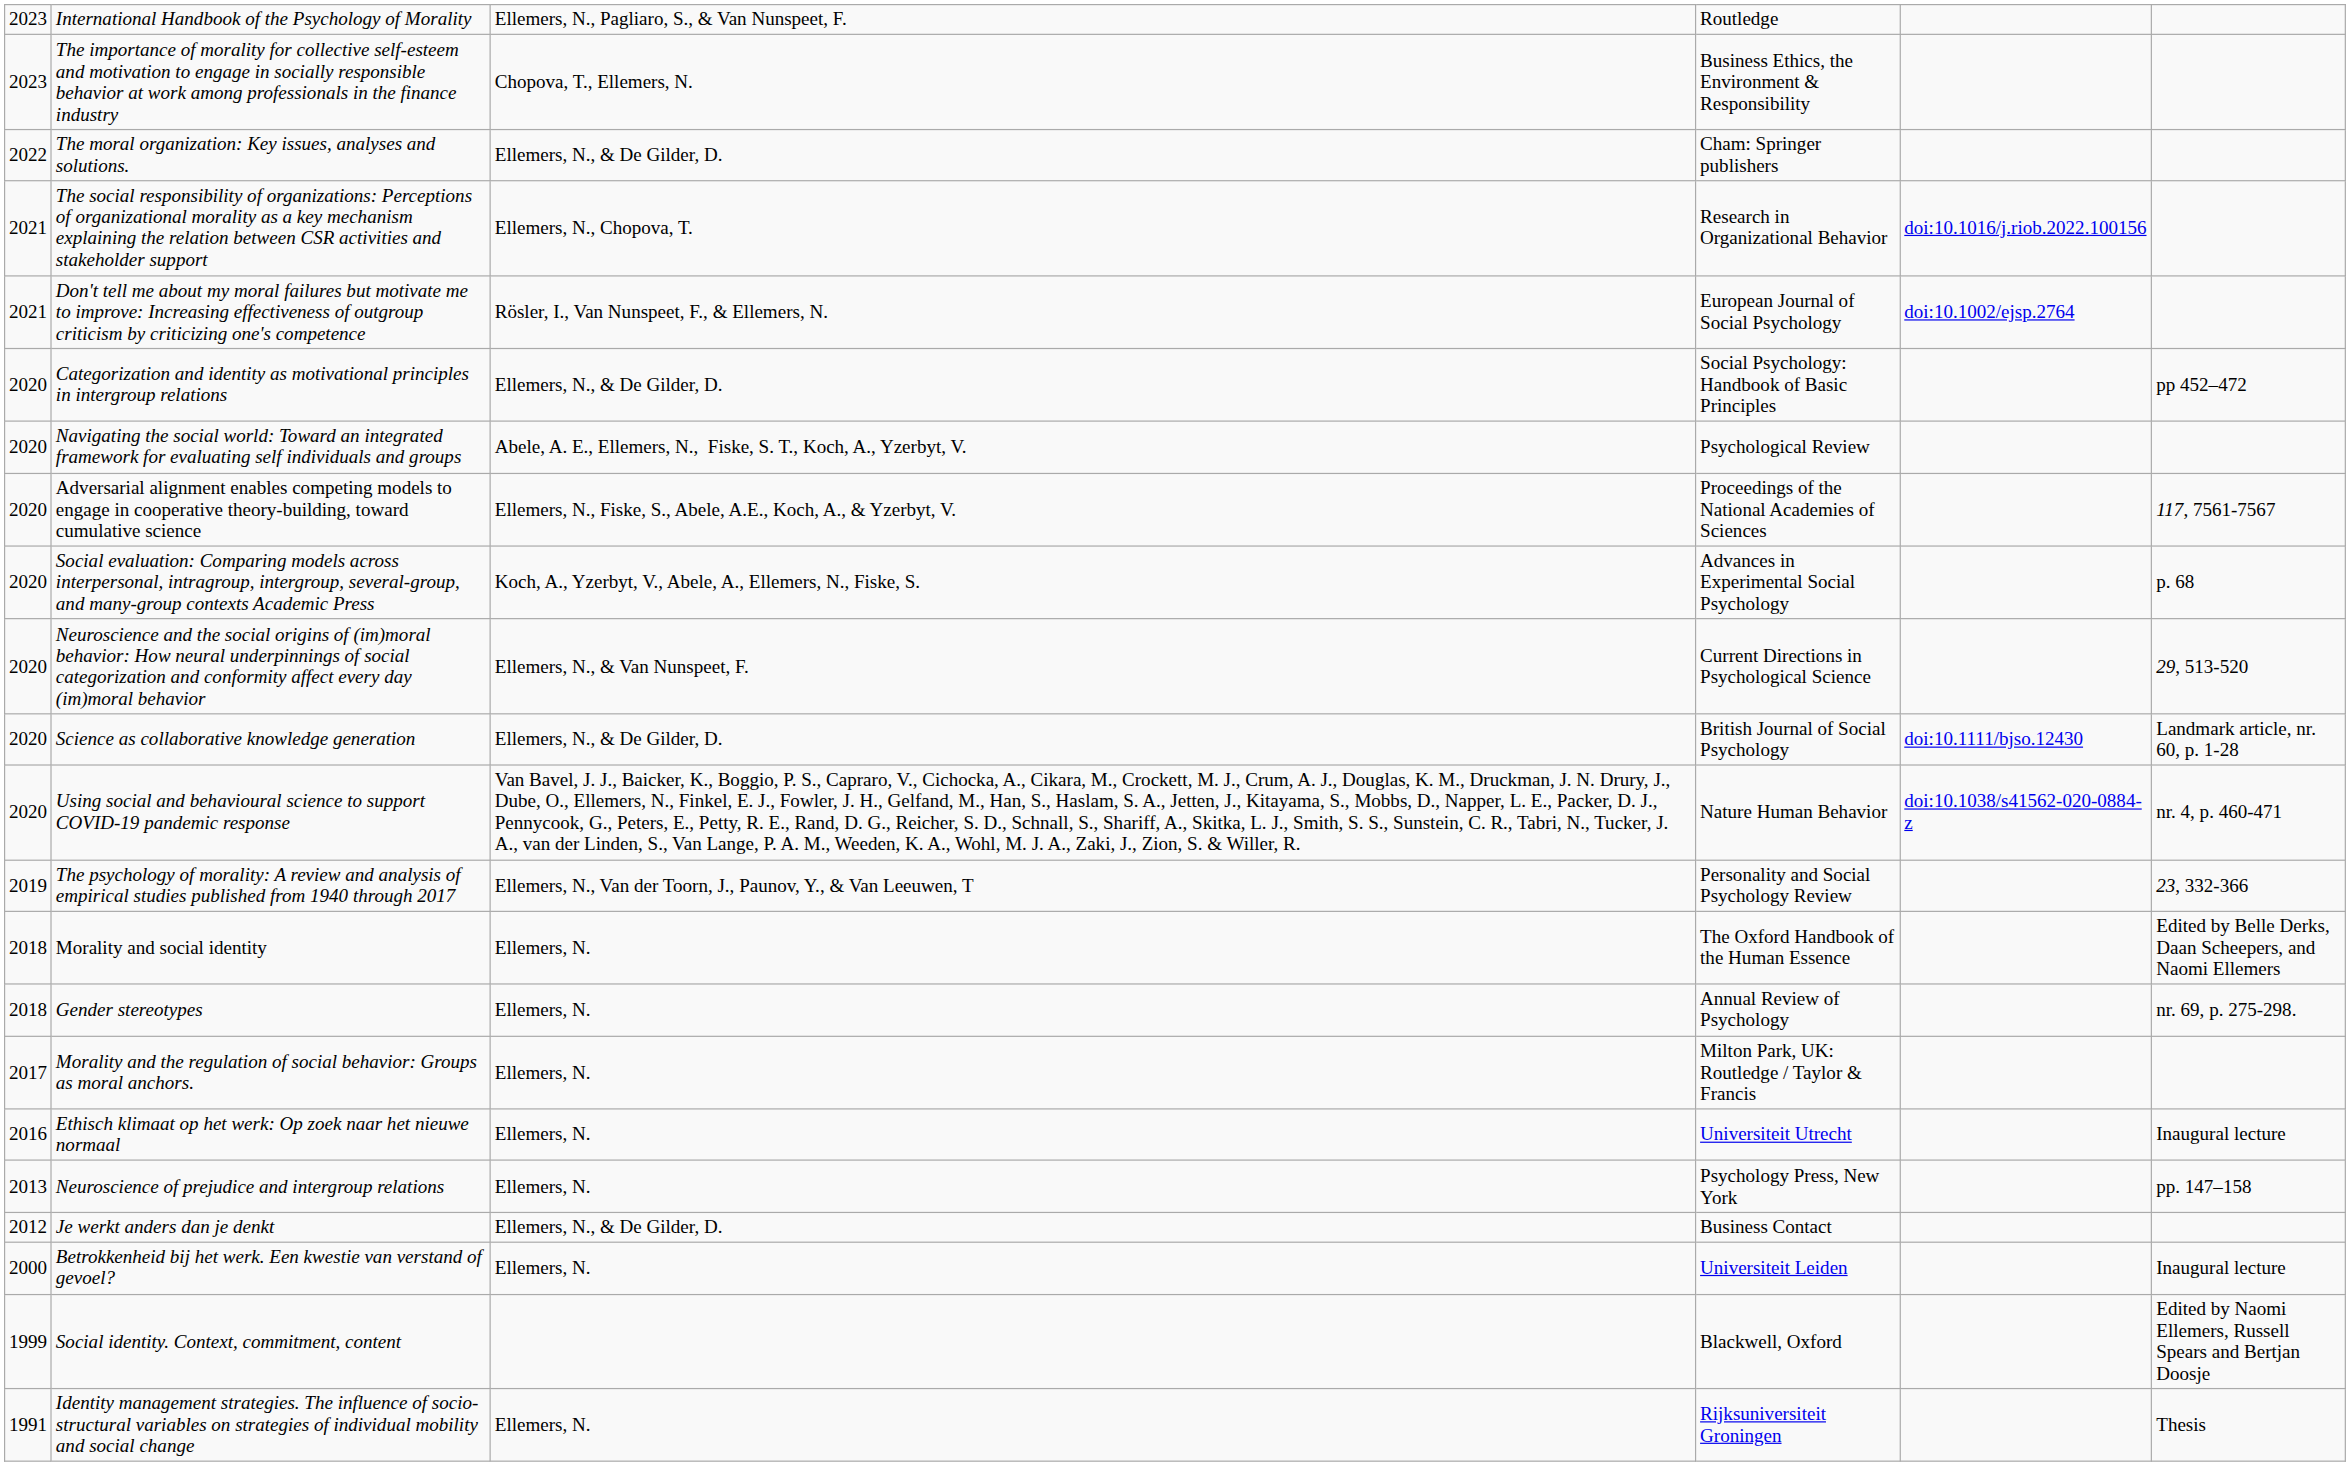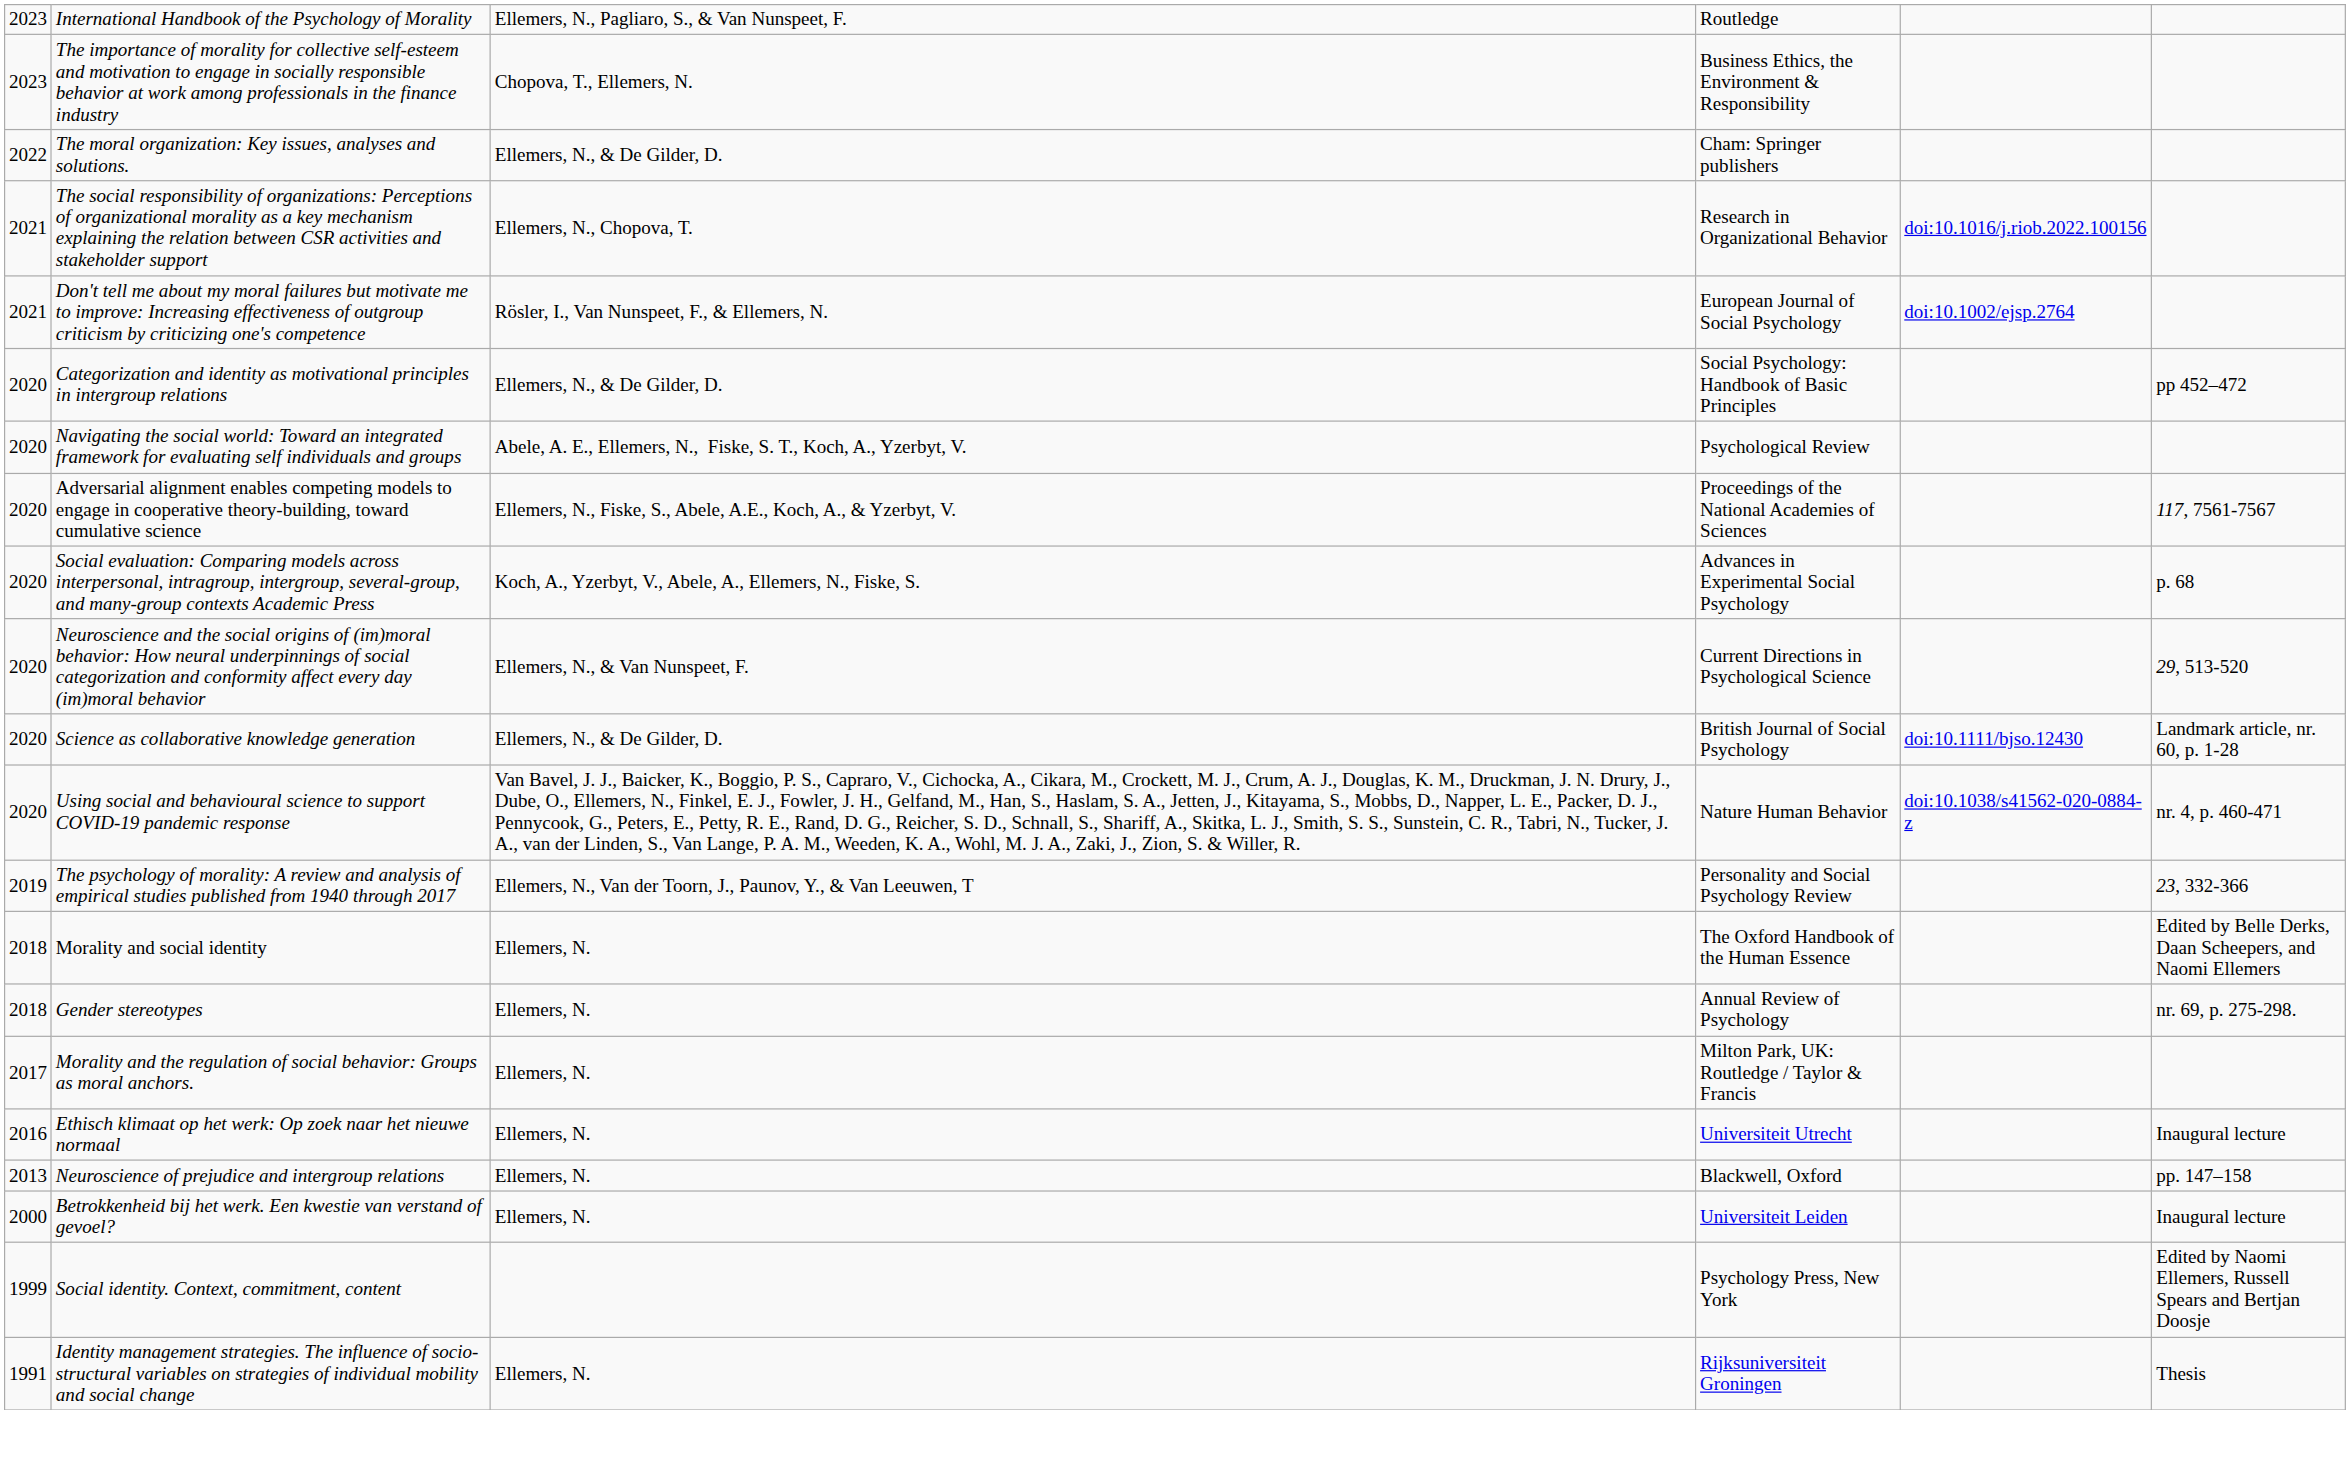(1790, 1186) Psychology Press, New York -> (1771, 1175) Blackwell, Oxford
- row: (165, 1227)
(1771, 1341) Blackwell, Oxford -> (1790, 1289) Psychology Press, New York
